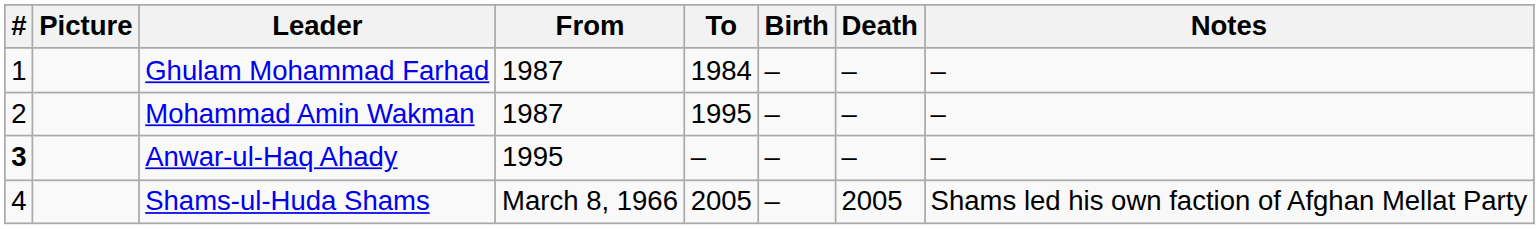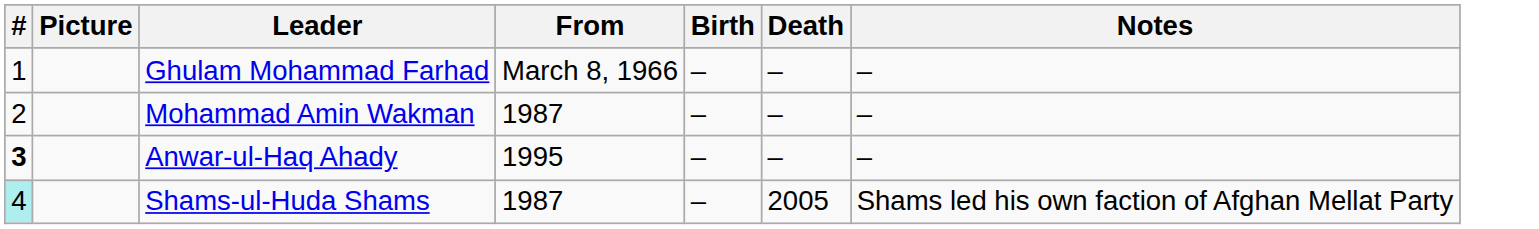- column: (721, 26)
(533, 69) 1987 -> (590, 69) March 8, 1966
(19, 200) no background -> (19, 200) paleturquoise background
(590, 200) March 8, 1966 -> (533, 200) 1987
